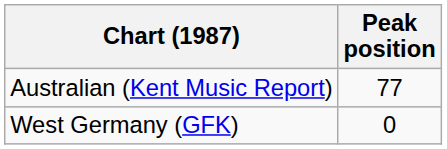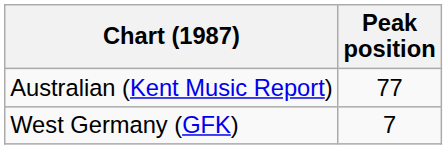(390, 125) 0 -> (390, 125) 7
